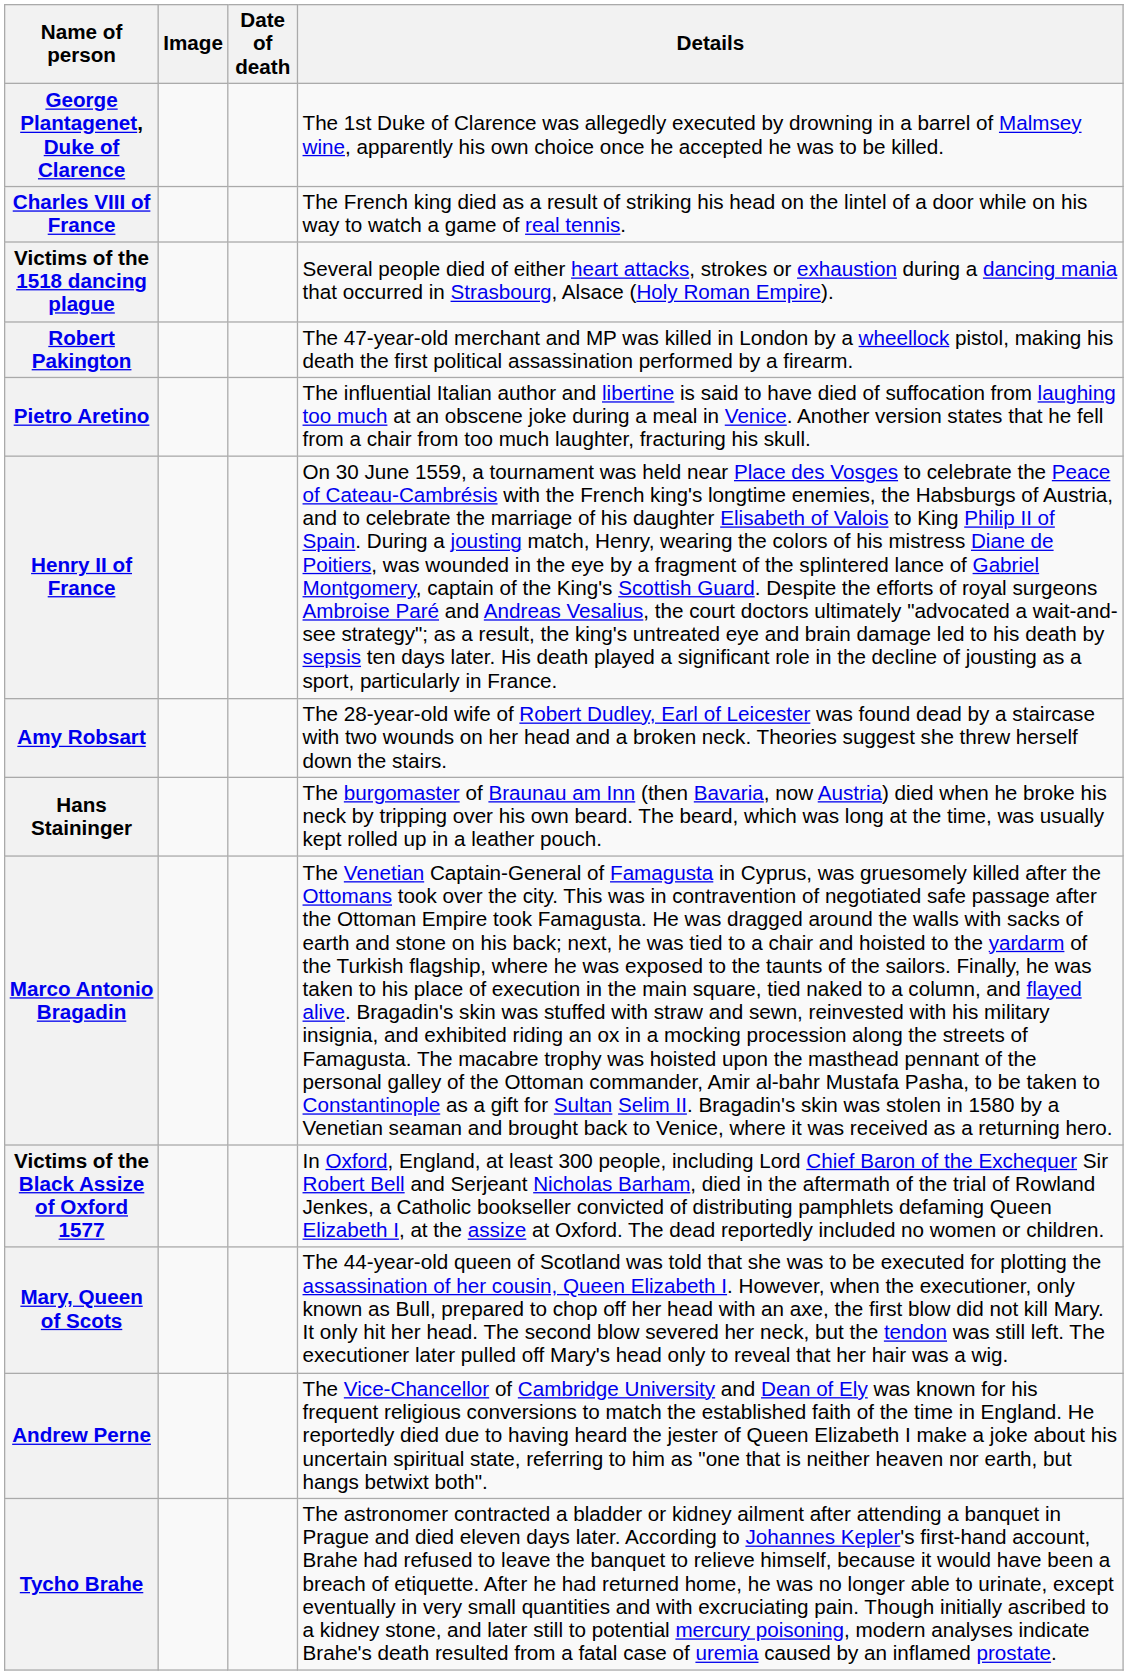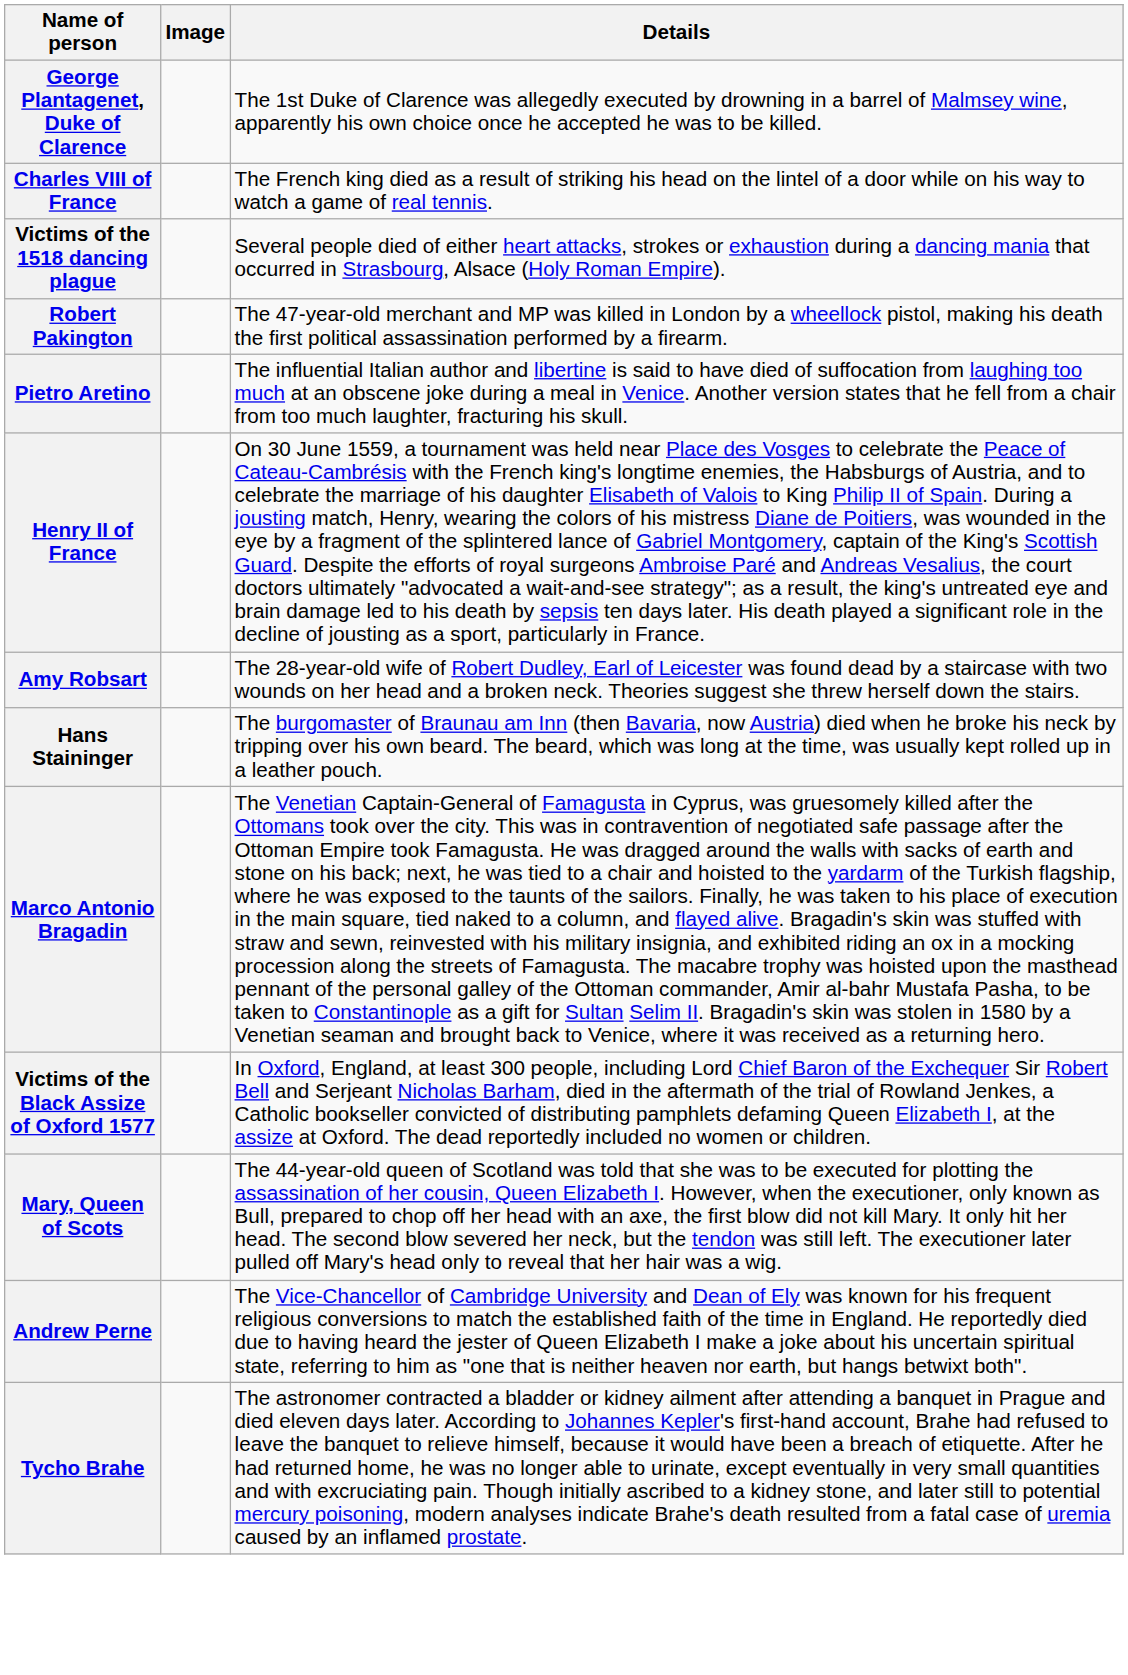- column: (263, 44)
